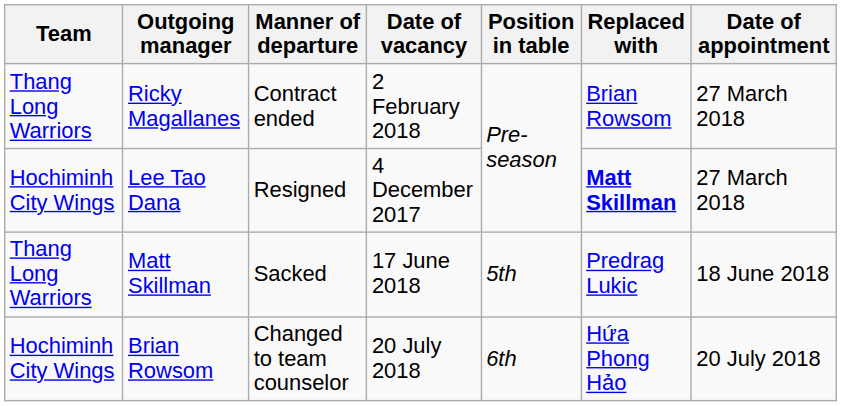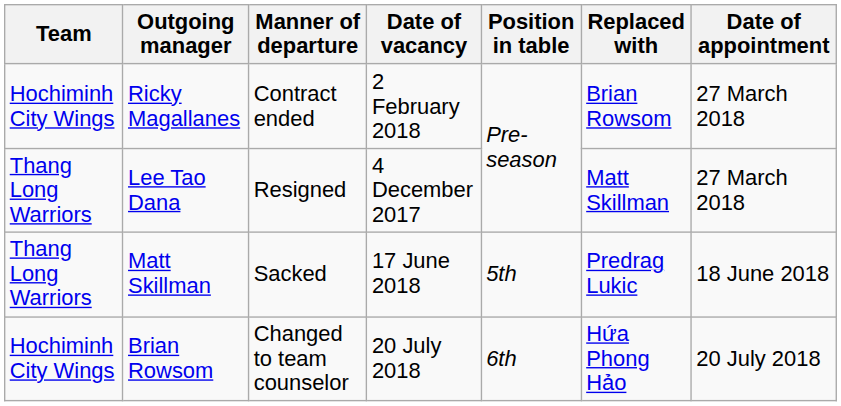(51, 105) Thang Long Warriors -> (62, 105) Hochiminh City Wings
(62, 190) Hochiminh City Wings -> (51, 190) Thang Long Warriors
(631, 190) bold -> (628, 190) normal
